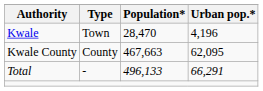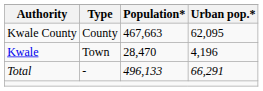rows swapped: (23, 33) <-> (42, 52)
